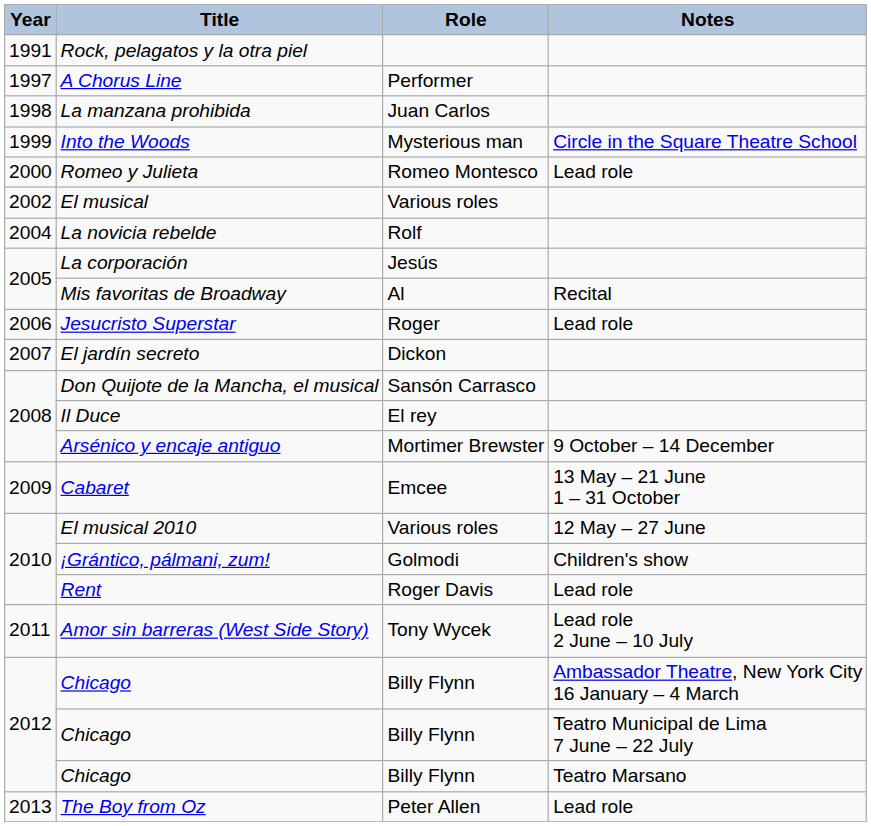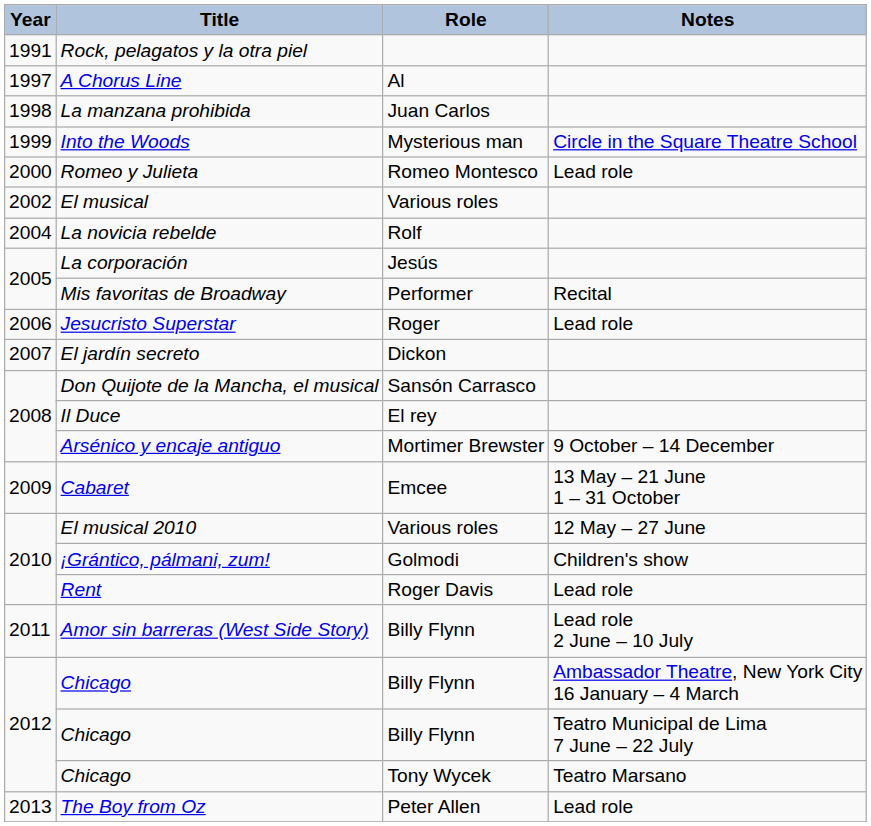(430, 80) Performer -> (396, 80) Al
(396, 293) Al -> (430, 293) Performer
(439, 630) Tony Wycek -> (431, 630) Billy Flynn
(431, 776) Billy Flynn -> (439, 776) Tony Wycek
